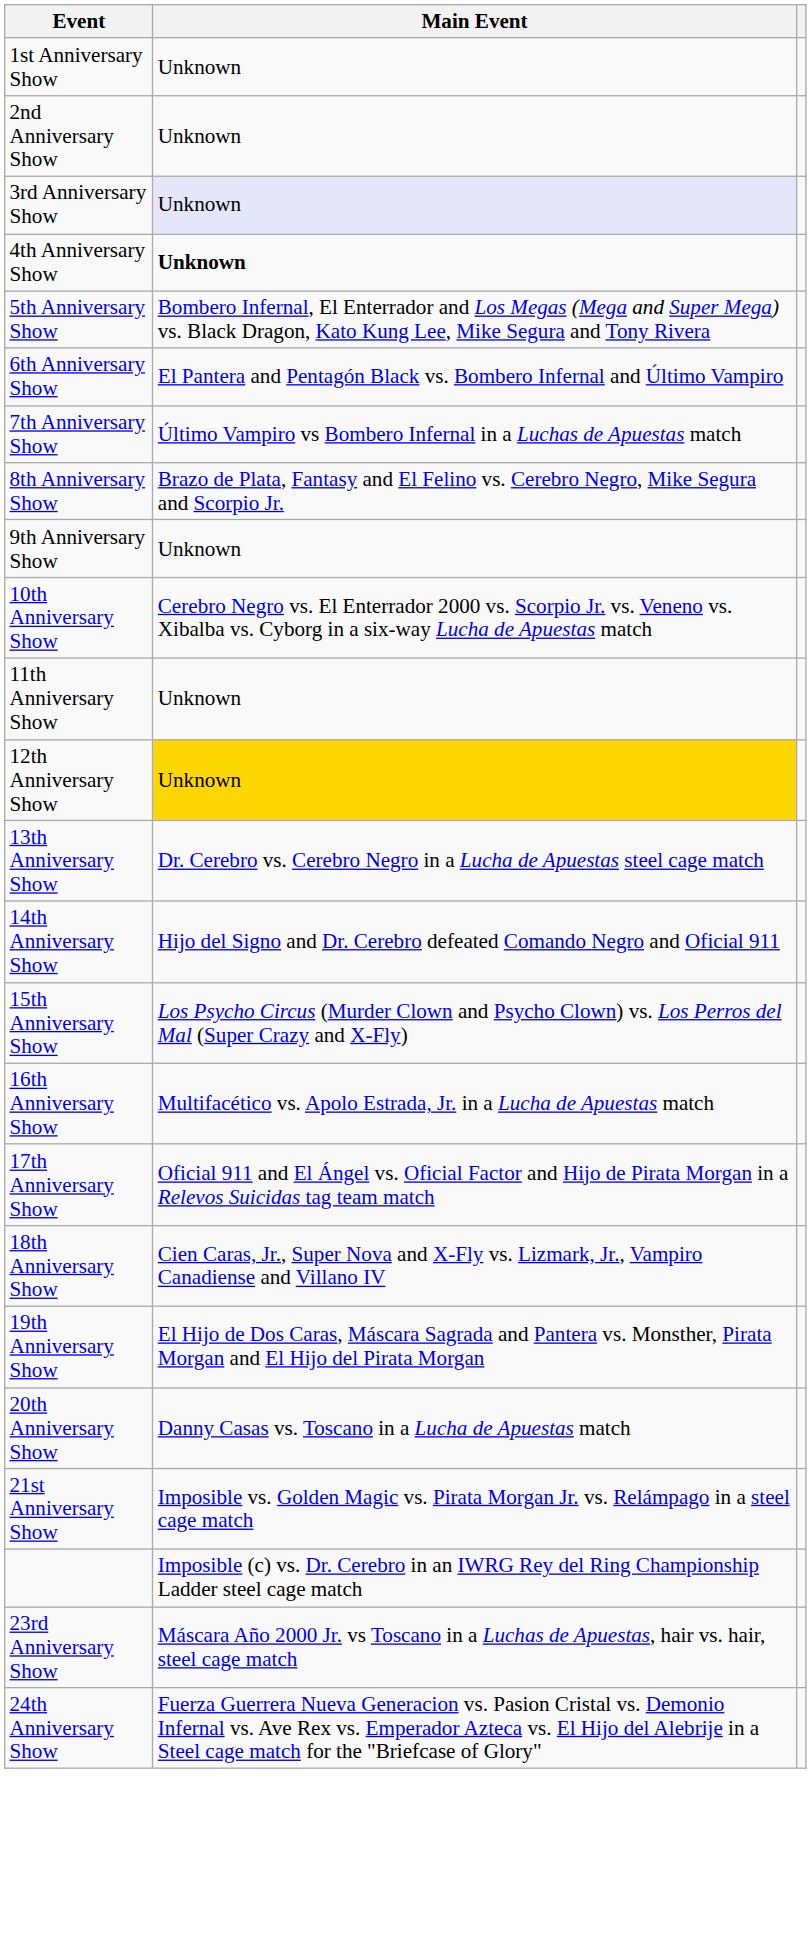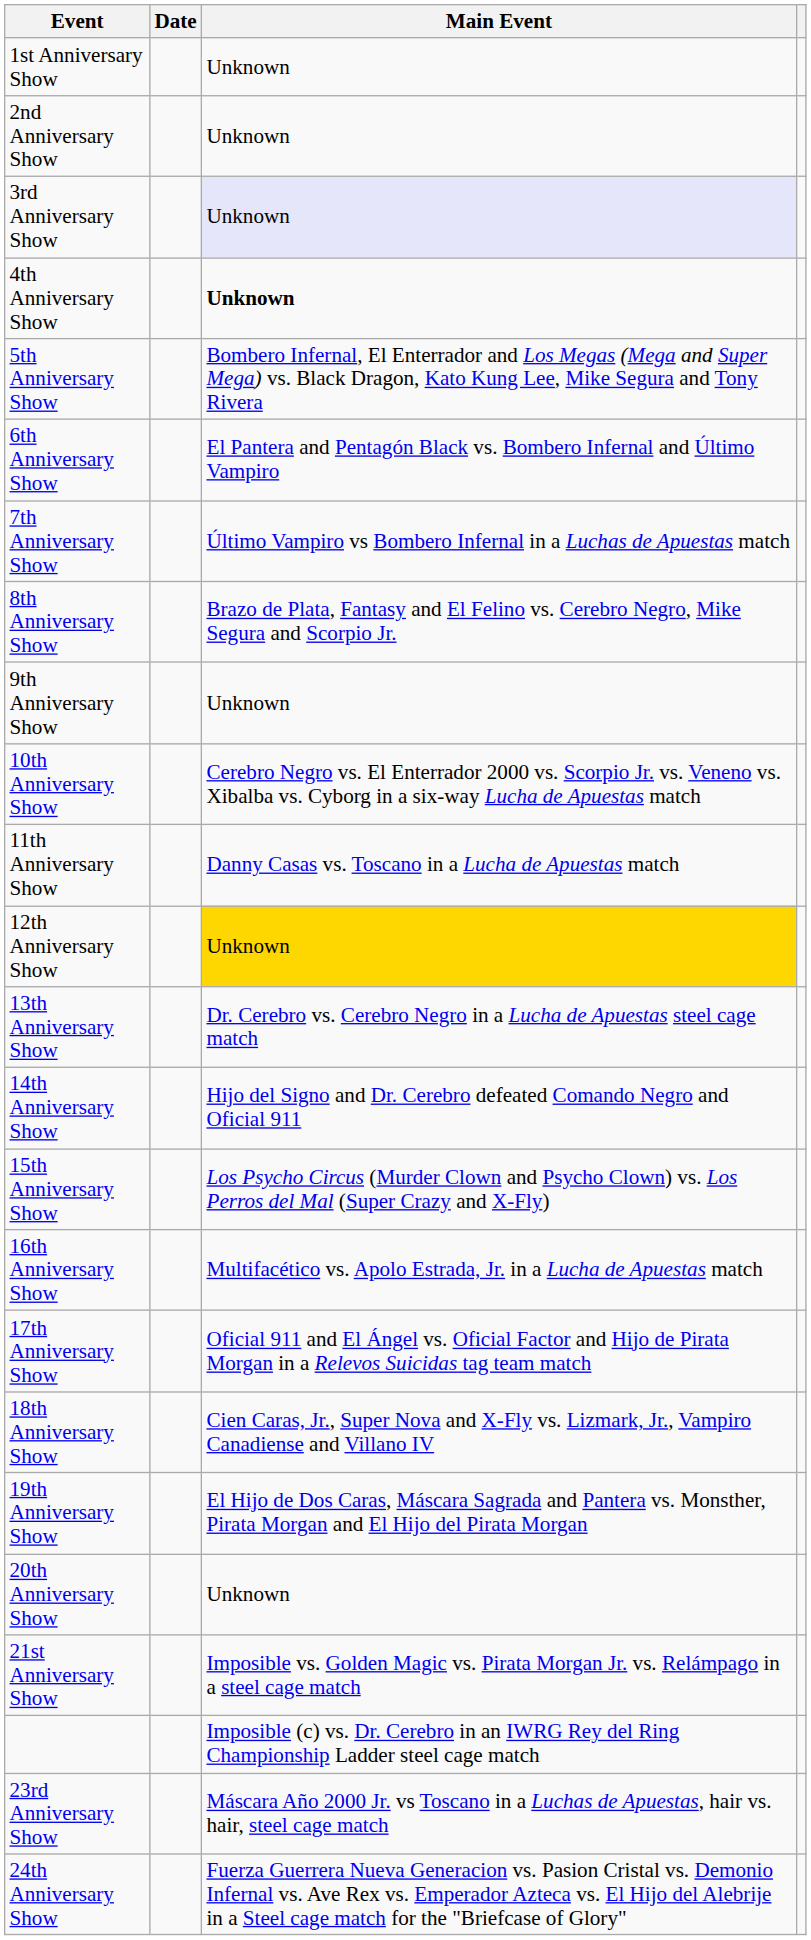+ column: (176, 21)
(199, 698) Unknown -> (443, 864) Danny Casas vs. Toscano in a Lucha de Apuestas match
(394, 1427) Danny Casas vs. Toscano in a Lucha de Apuestas match -> (248, 1594) Unknown
